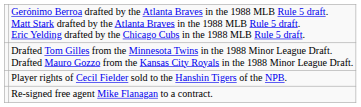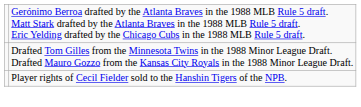- row: (112, 94)
